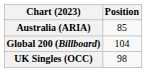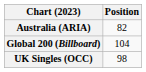(122, 28) 85 -> (122, 28) 82
